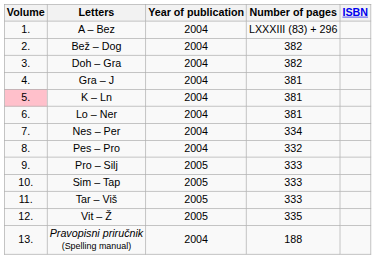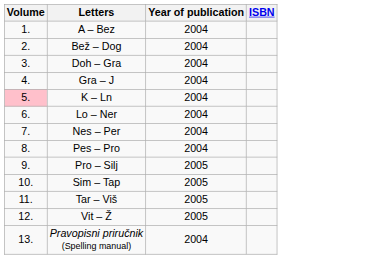- column: (293, 13)
